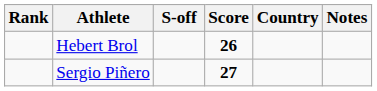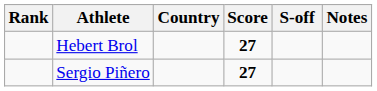columns swapped: (288, 18) <-> (179, 18)
(229, 45) 26 -> (248, 45) 27
